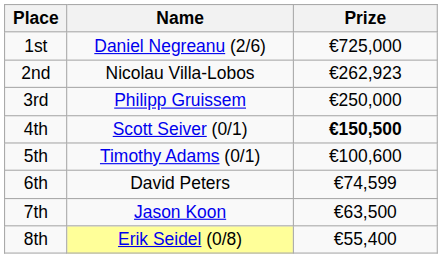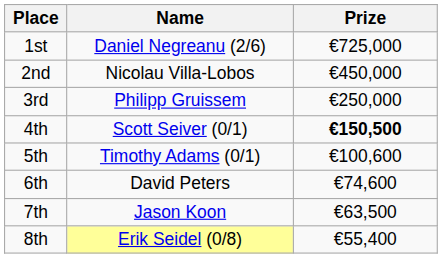(365, 73) €262,923 -> (365, 73) €450,000
(365, 184) €74,599 -> (365, 184) €74,600
